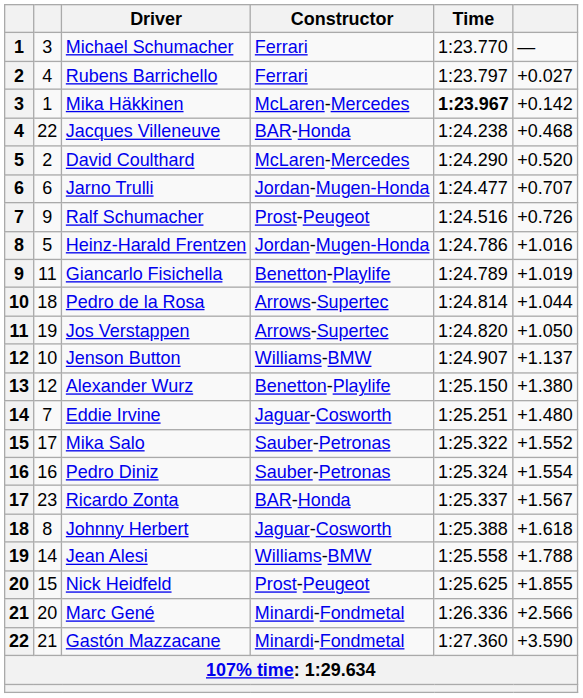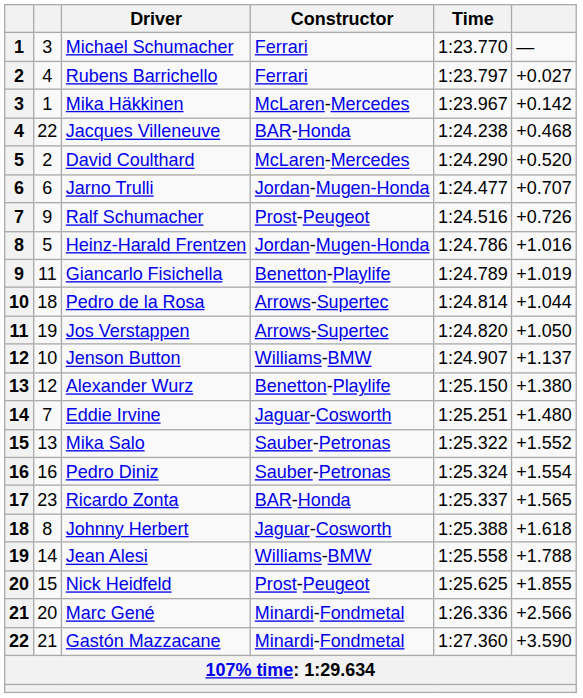(473, 103) bold -> (473, 103) normal
(47, 443) 17 -> (47, 443) 13
(545, 499) +1.567 -> (544, 499) +1.565
